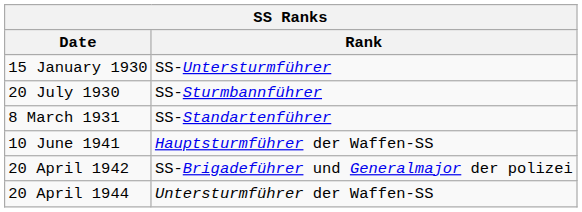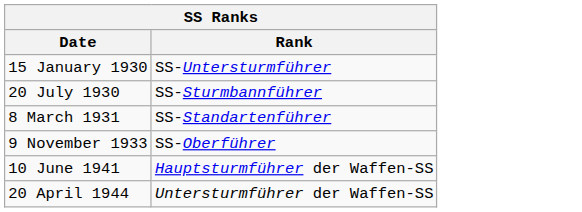+ row: (78, 143)
- row: (69, 168)
